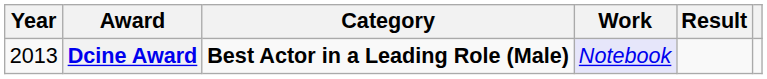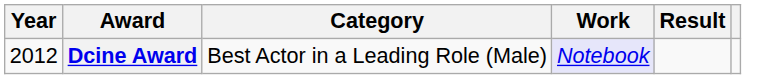(34, 55) 2013 -> (34, 55) 2012
(388, 55) bold -> (377, 55) normal
